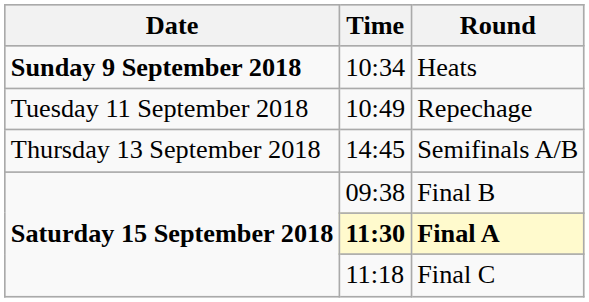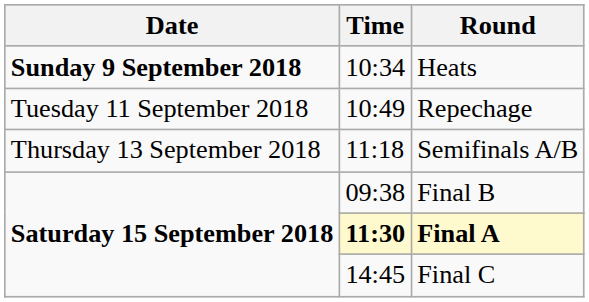(375, 150) 14:45 -> (375, 150) 11:18
(375, 274) 11:18 -> (375, 274) 14:45
